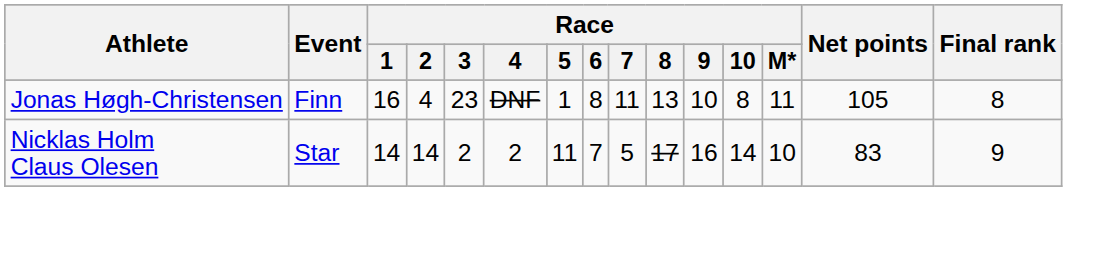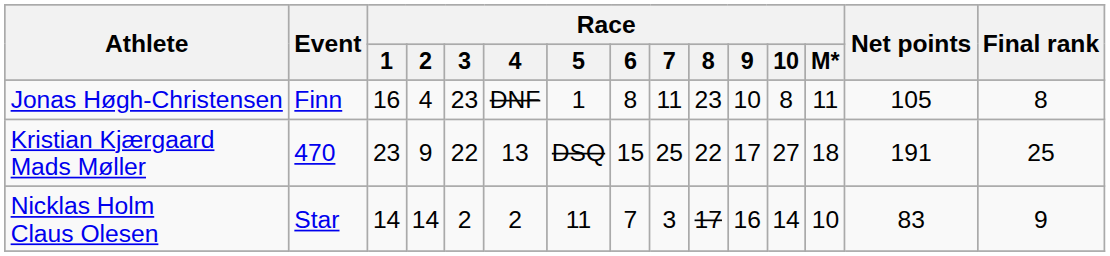(665, 100) 13 -> (708, 100) 23
+ row: (113, 153)
(627, 153) 5 -> (669, 219) 3
